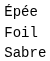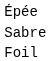rows swapped: (21, 33) <-> (25, 53)
